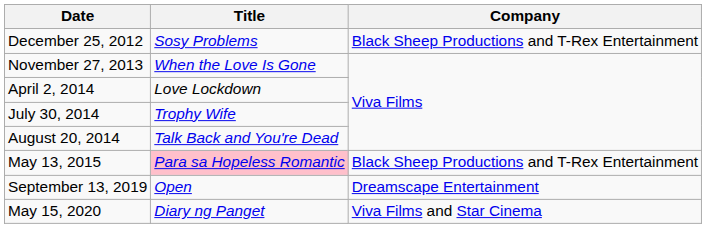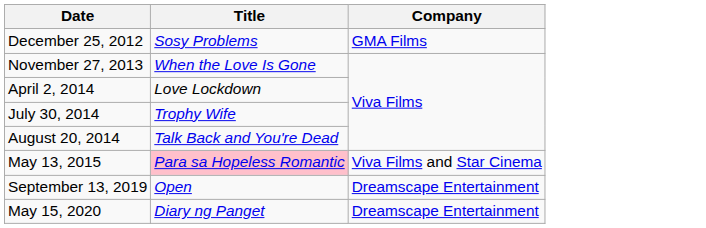(525, 41) Black Sheep Productions and T-Rex Entertainment -> (389, 41) GMA Films
(525, 162) Black Sheep Productions and T-Rex Entertainment -> (447, 162) Viva Films and Star Cinema
(447, 211) Viva Films and Star Cinema -> (445, 211) Dreamscape Entertainment
